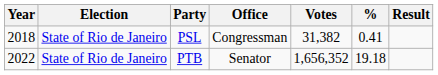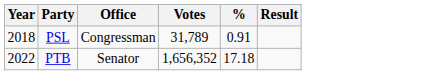- column: (104, 15)
(321, 37) 31,382 -> (189, 37) 31,789
(370, 37) 0.41 -> (239, 37) 0.91
(370, 59) 19.18 -> (239, 59) 17.18
